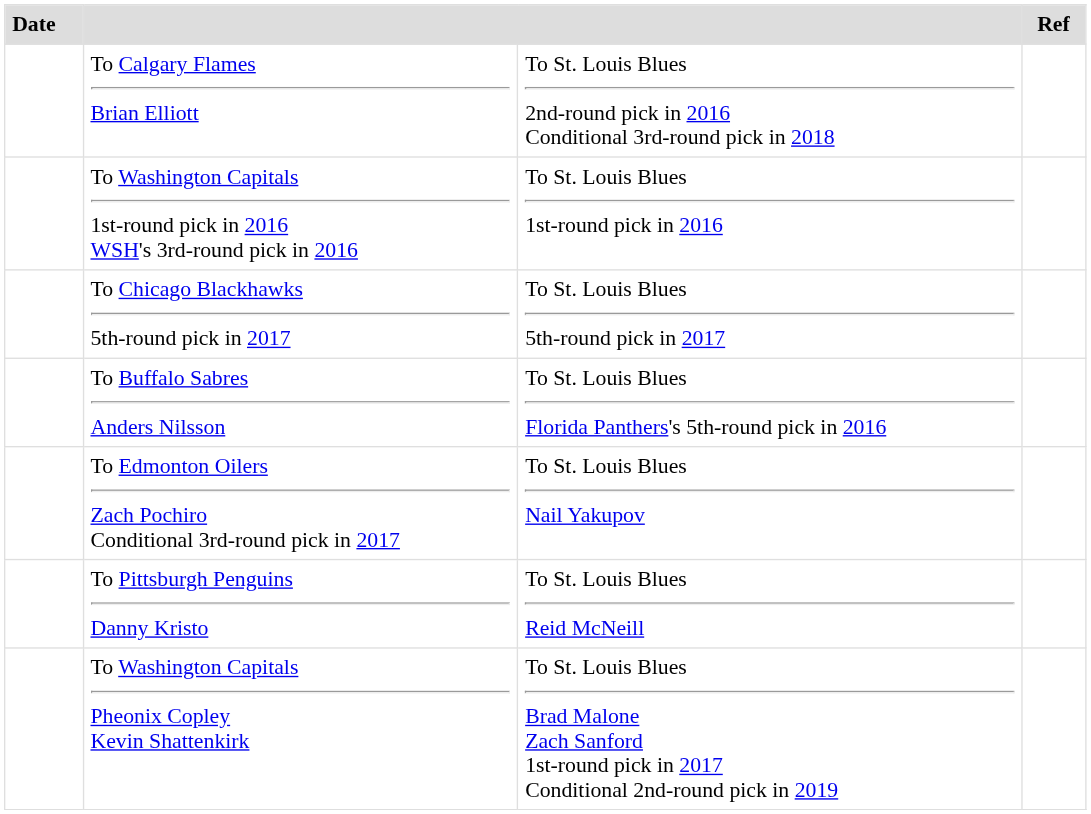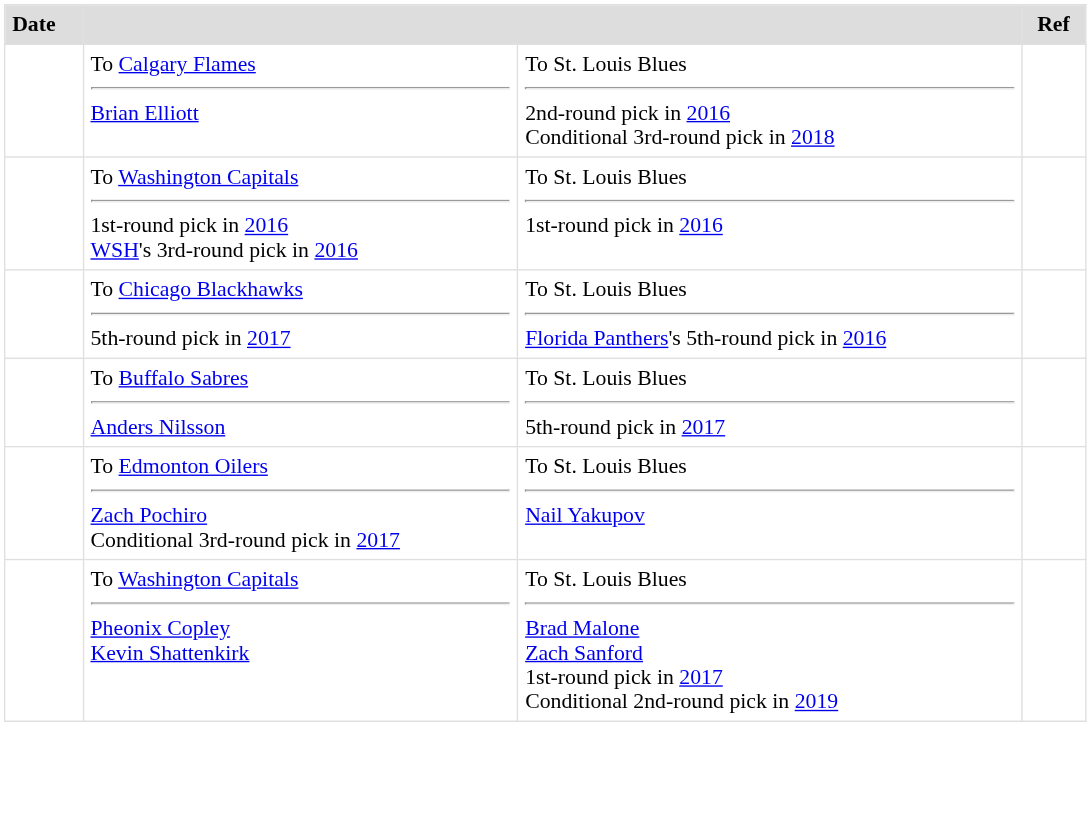(770, 313) To St. Louis Blues 5th-round pick in 2017 -> (770, 313) To St. Louis Blues Florida Panthers's 5th-round pick in 2016
(770, 402) To St. Louis Blues Florida Panthers's 5th-round pick in 2016 -> (770, 402) To St. Louis Blues 5th-round pick in 2017
- row: (300, 603)
